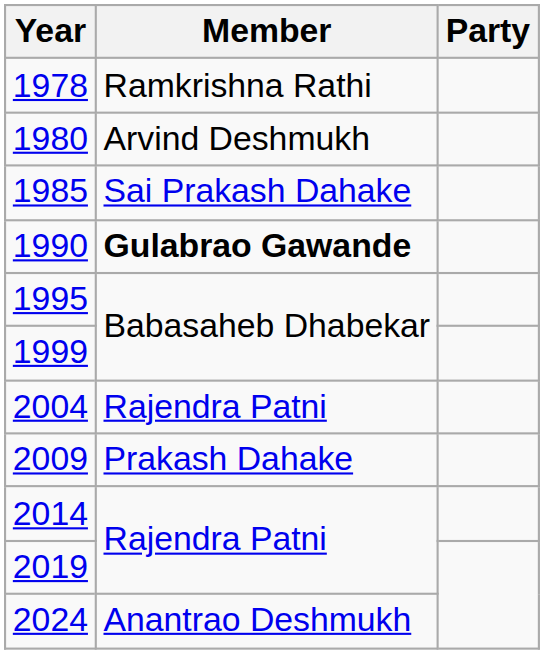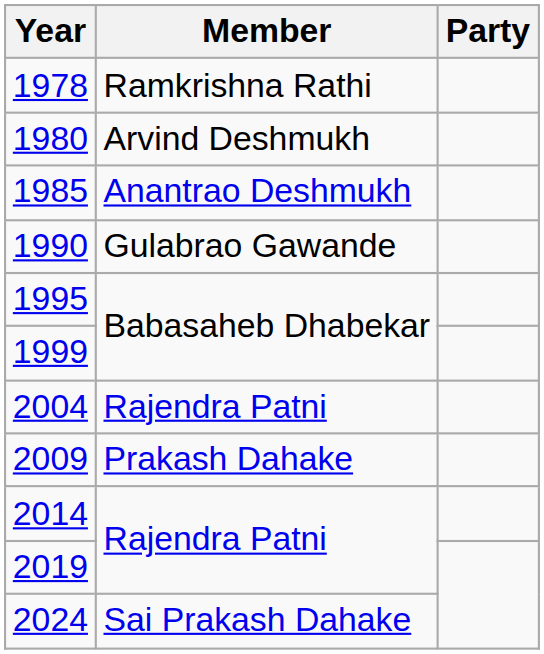(257, 191) Sai Prakash Dahake -> (257, 191) Anantrao Deshmukh
(257, 245) bold -> (250, 245) normal
(257, 620) Anantrao Deshmukh -> (257, 620) Sai Prakash Dahake
